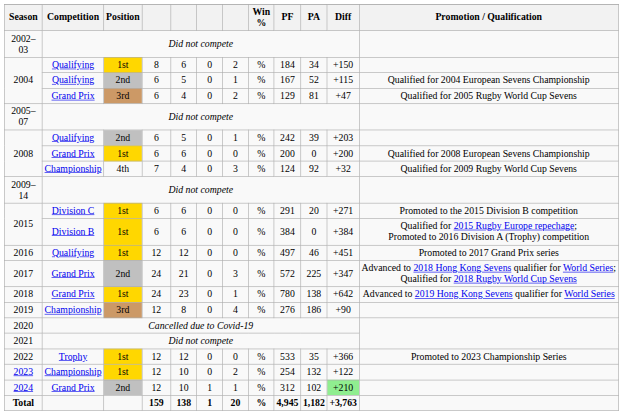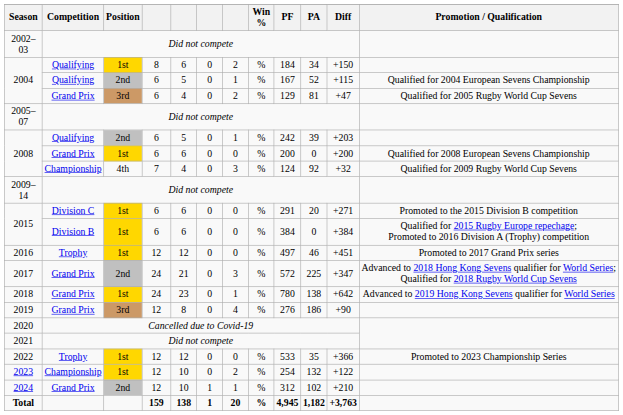(73, 252) Qualifying -> (73, 252) Trophy
(73, 310) Championship -> (73, 310) Grand Prix
(343, 387) lightgreen background -> (343, 387) no background
